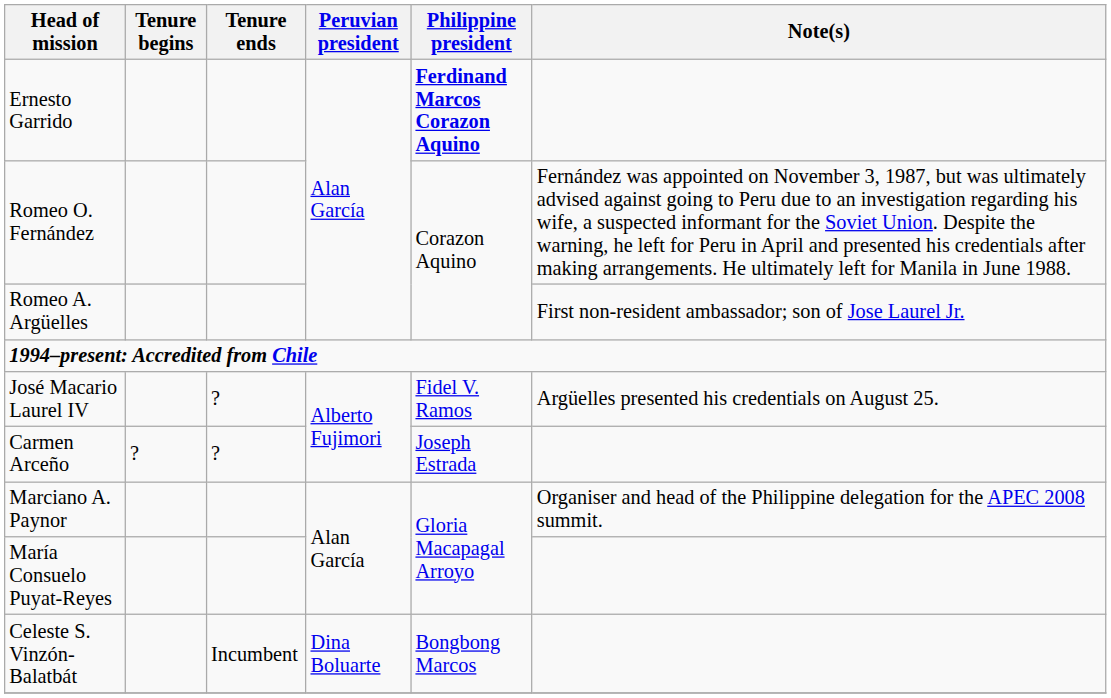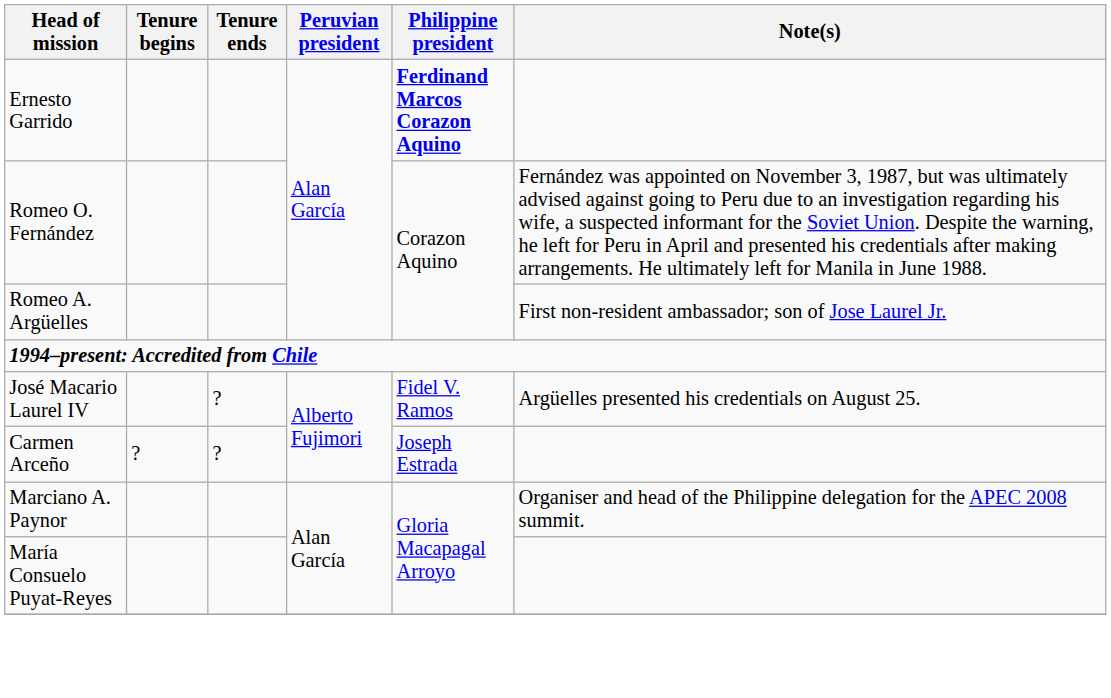- row: (50, 653)
